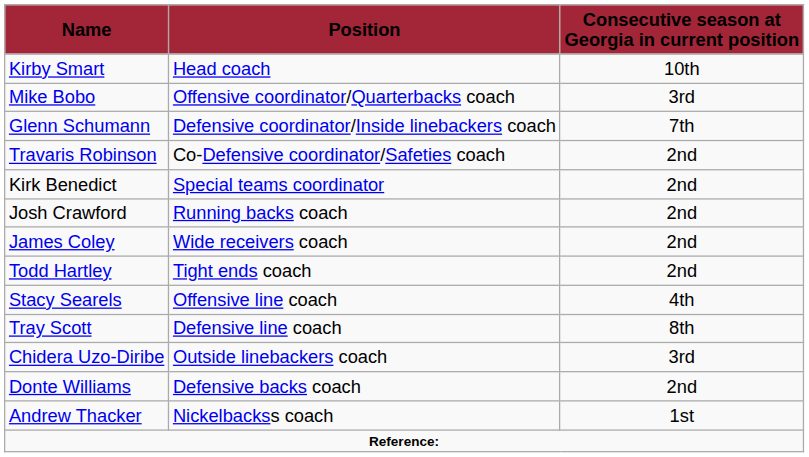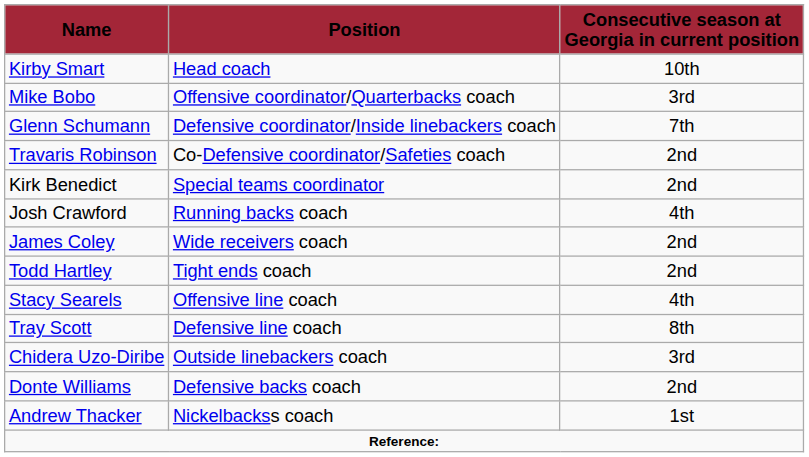(682, 213) 2nd -> (682, 213) 4th
